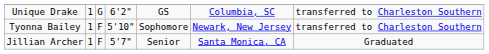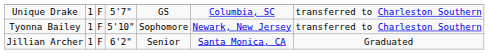(100, 12) G -> (100, 12) F
(121, 12) 6'2" -> (121, 12) 5'7"
(121, 41) 5'7" -> (121, 41) 6'2"
